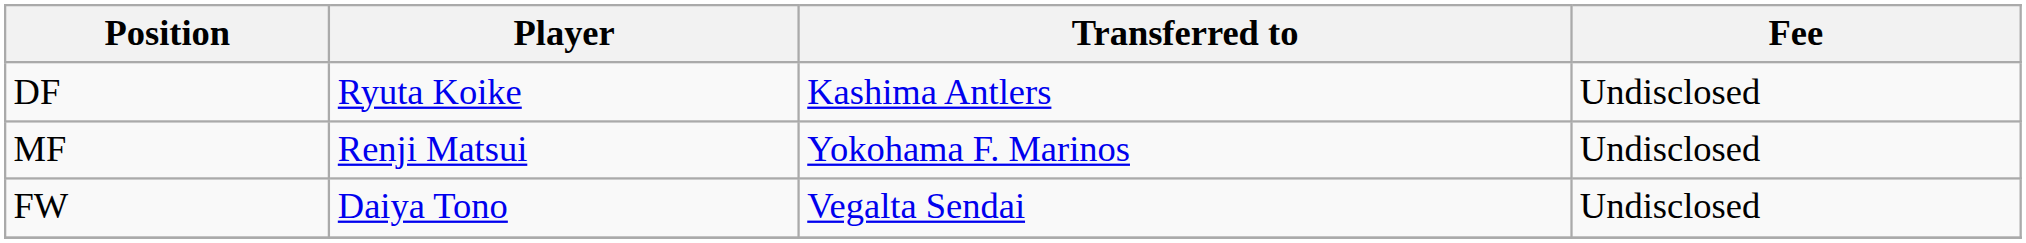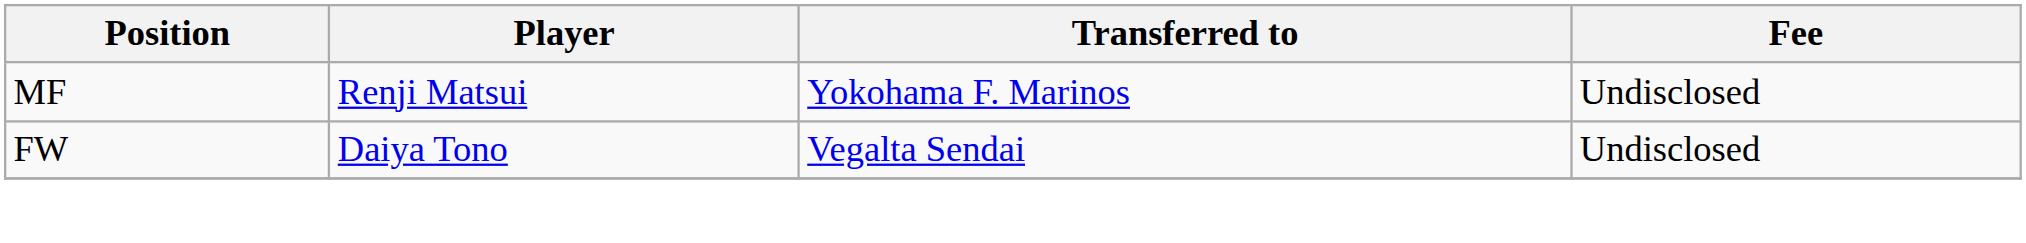- row: (37, 91)
